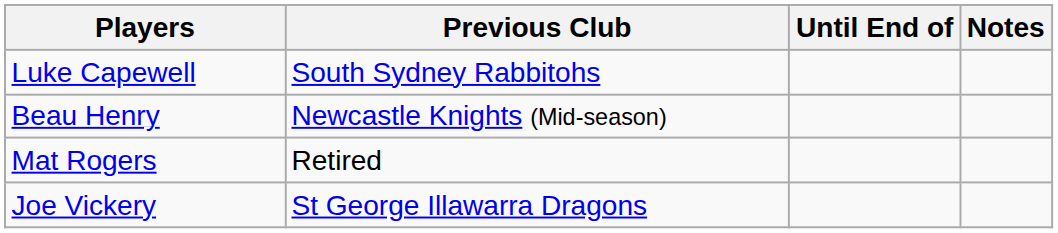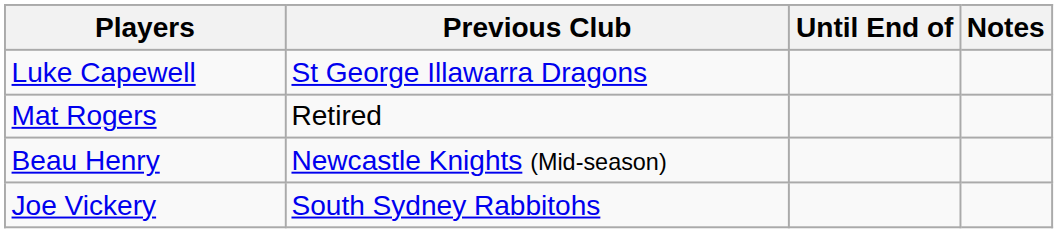(446, 72) South Sydney Rabbitohs -> (469, 72) St George Illawarra Dragons
rows swapped: (86, 116) <-> (84, 161)
(469, 205) St George Illawarra Dragons -> (446, 205) South Sydney Rabbitohs
